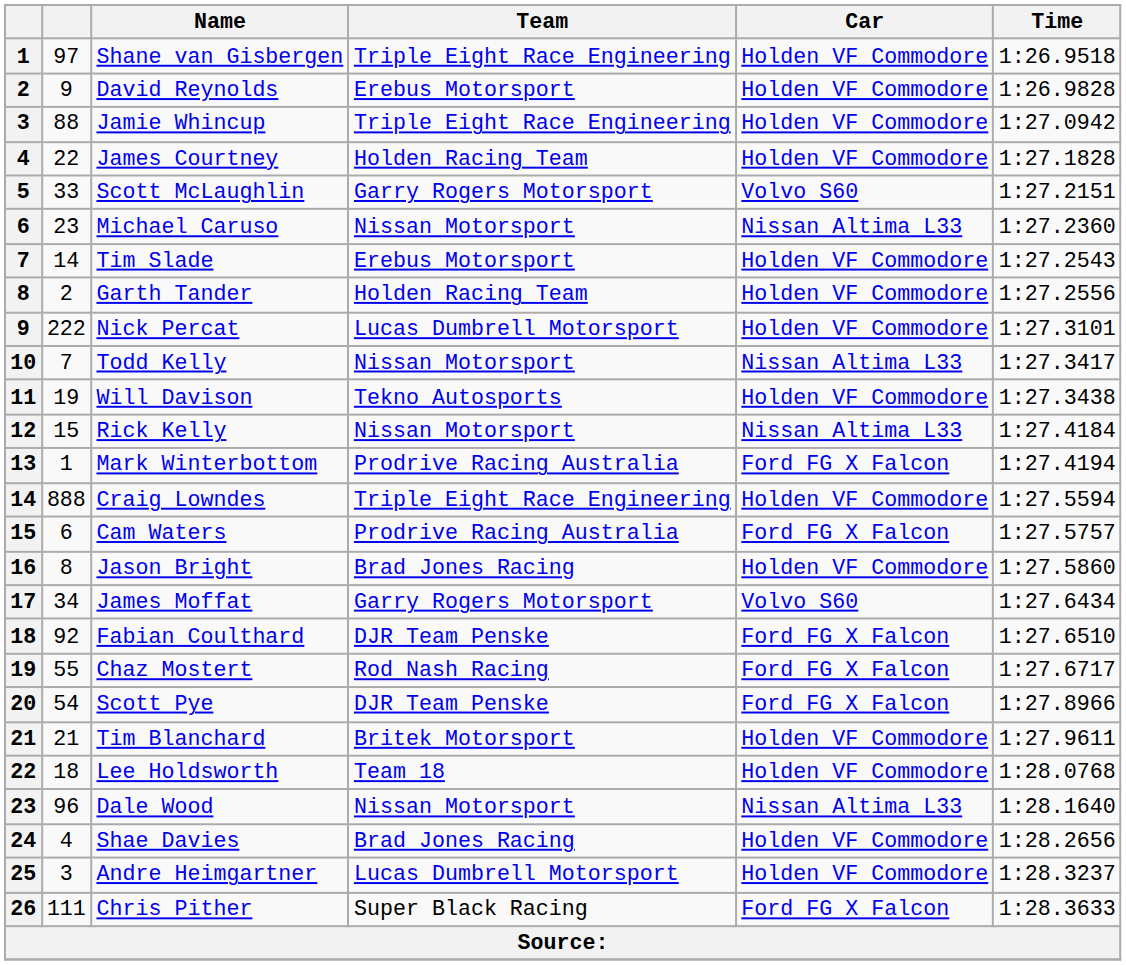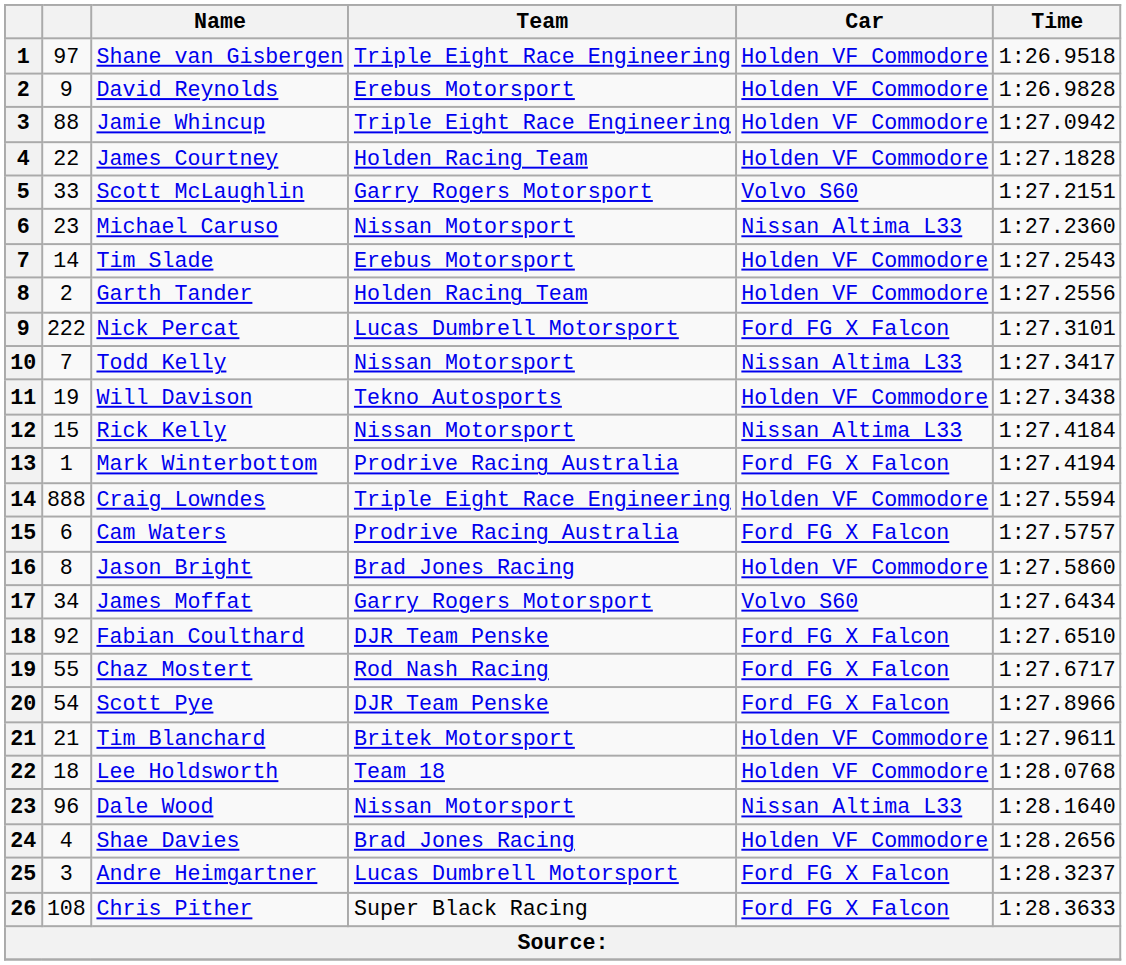(865, 329) Holden VF Commodore -> (845, 329) Ford FG X Falcon
(865, 875) Holden VF Commodore -> (845, 875) Ford FG X Falcon
(66, 909) 111 -> (66, 909) 108
